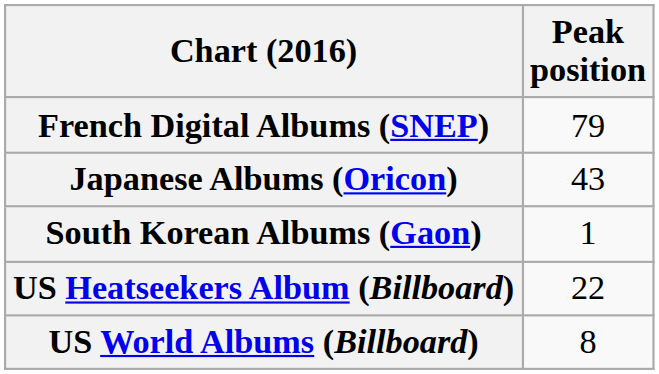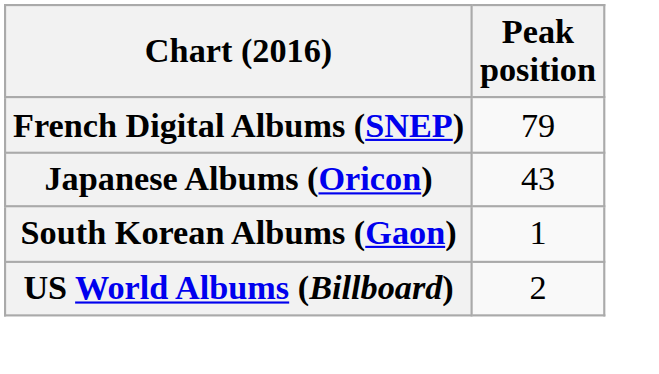- row: (264, 287)
(588, 341) 8 -> (538, 287) 2
